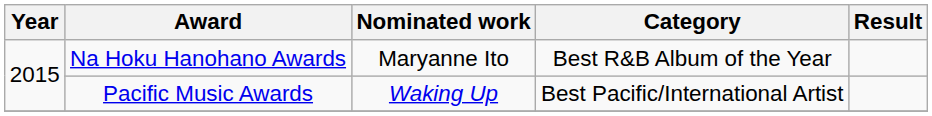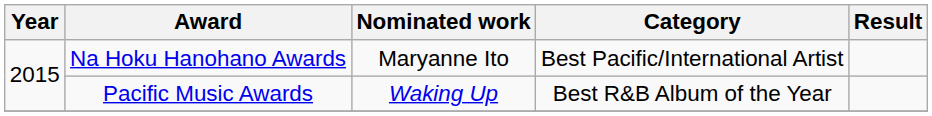(692, 57) Best R&B Album of the Year -> (692, 57) Best Pacific/International Artist
(692, 93) Best Pacific/International Artist -> (692, 93) Best R&B Album of the Year
